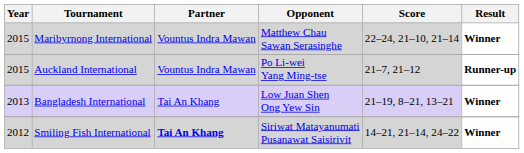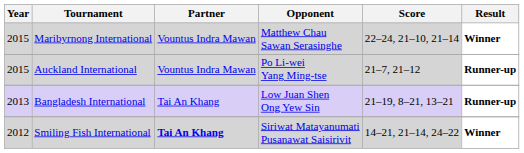(482, 101) Winner -> (490, 101) Runner-up
